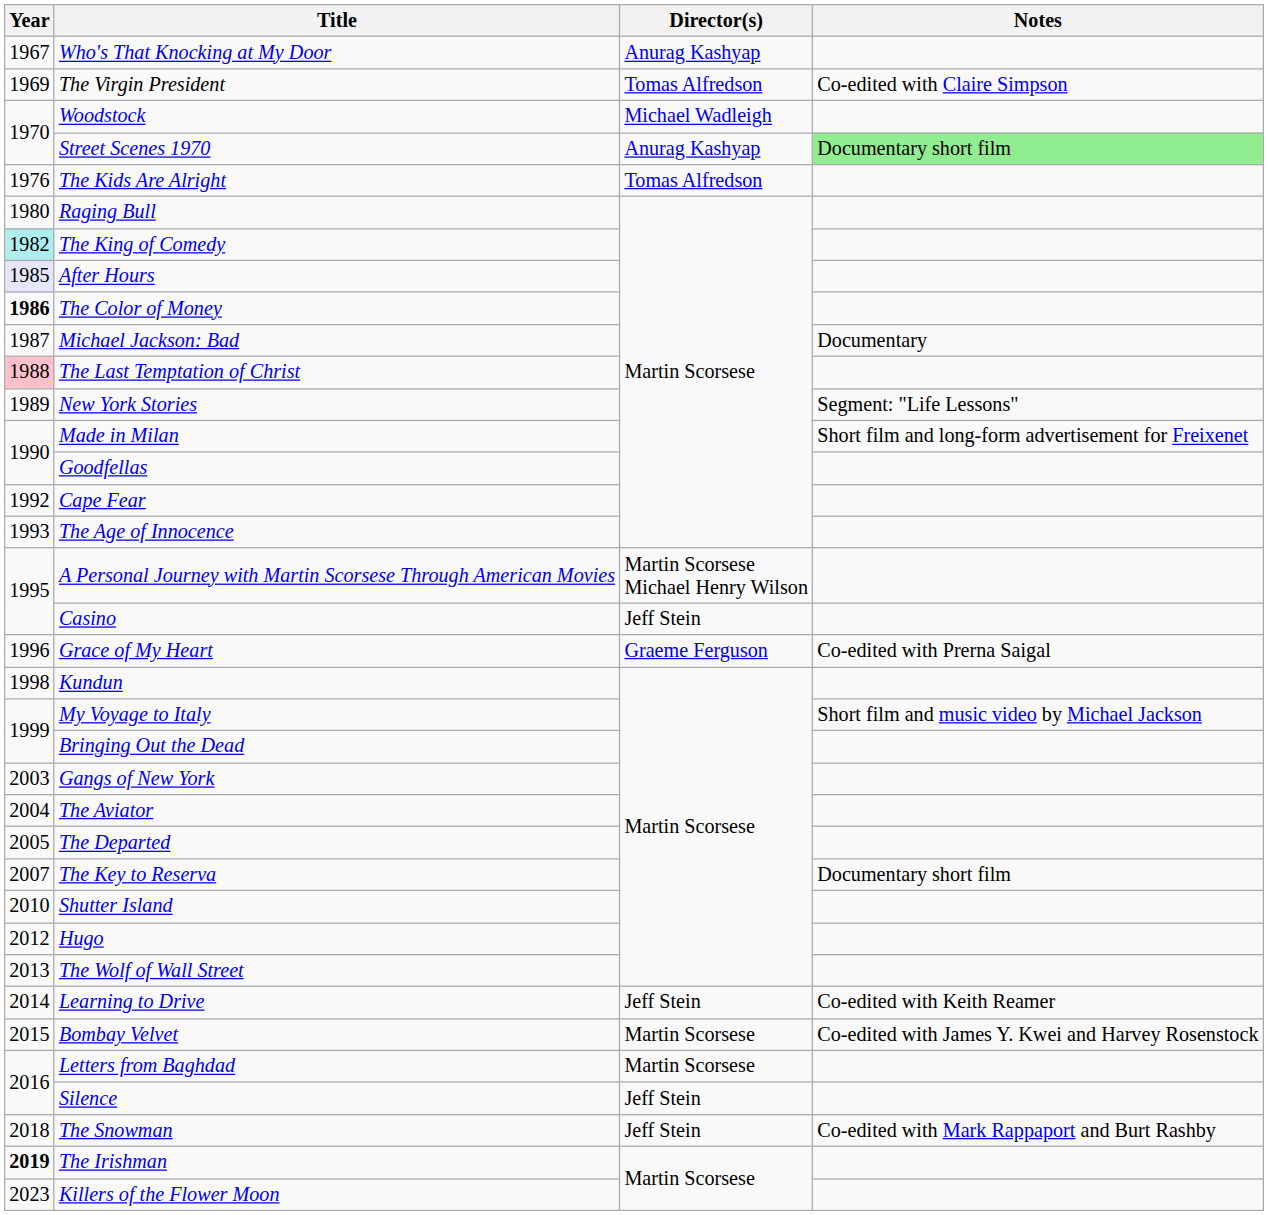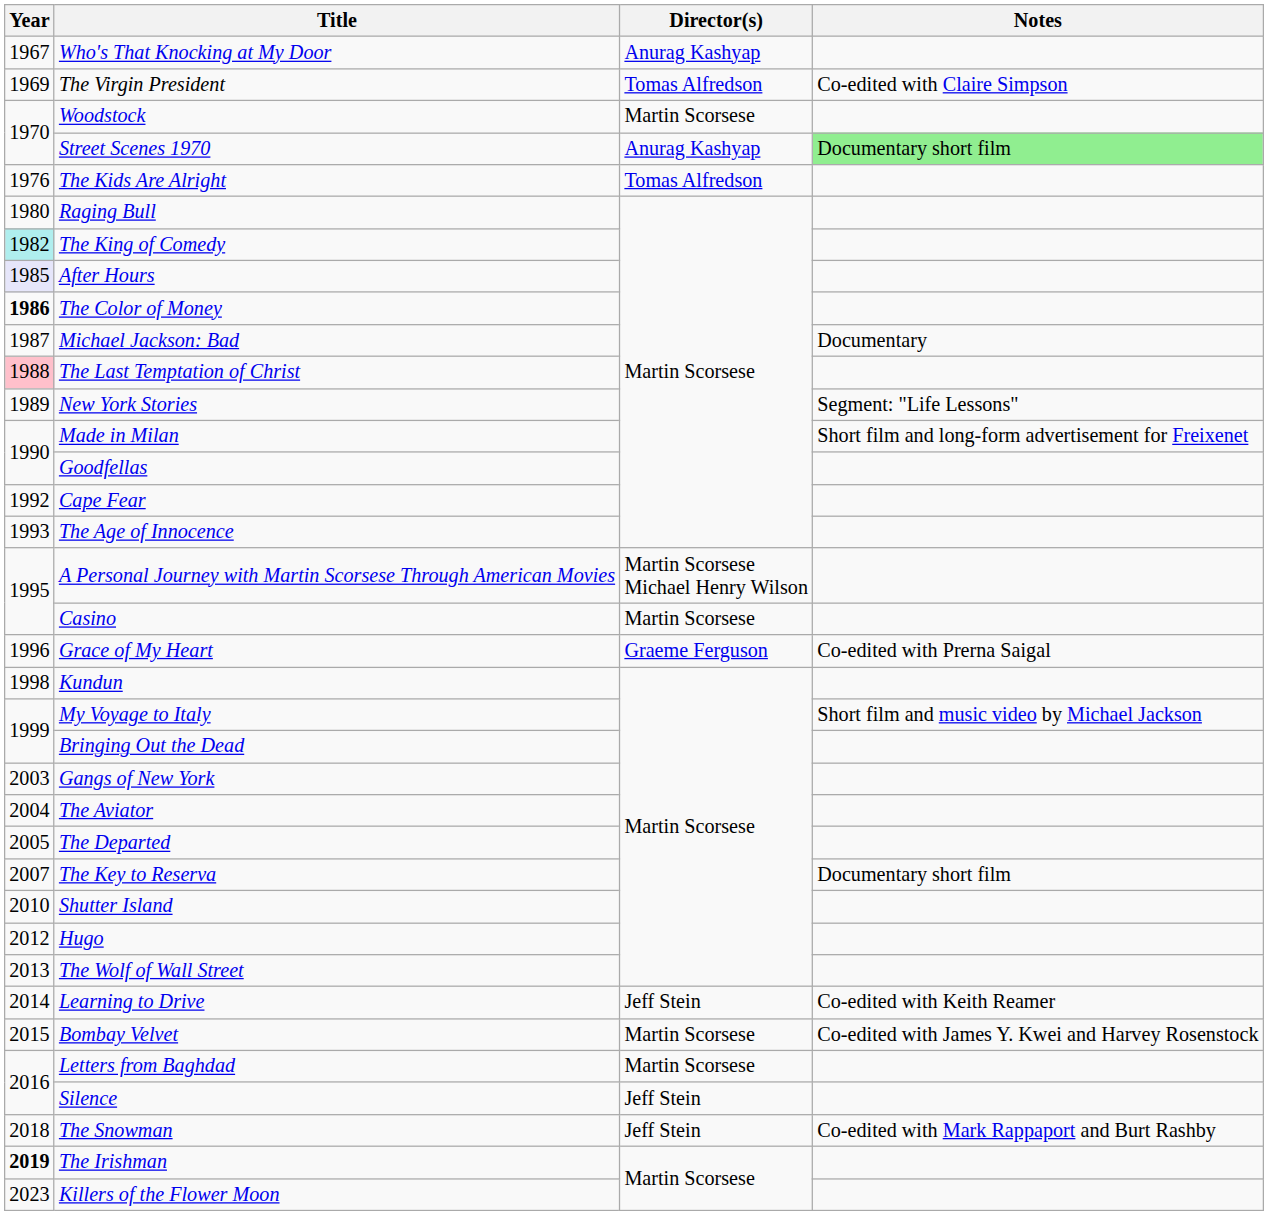(698, 116) Michael Wadleigh -> (690, 116) Martin Scorsese
(663, 618) Jeff Stein -> (690, 618) Martin Scorsese
